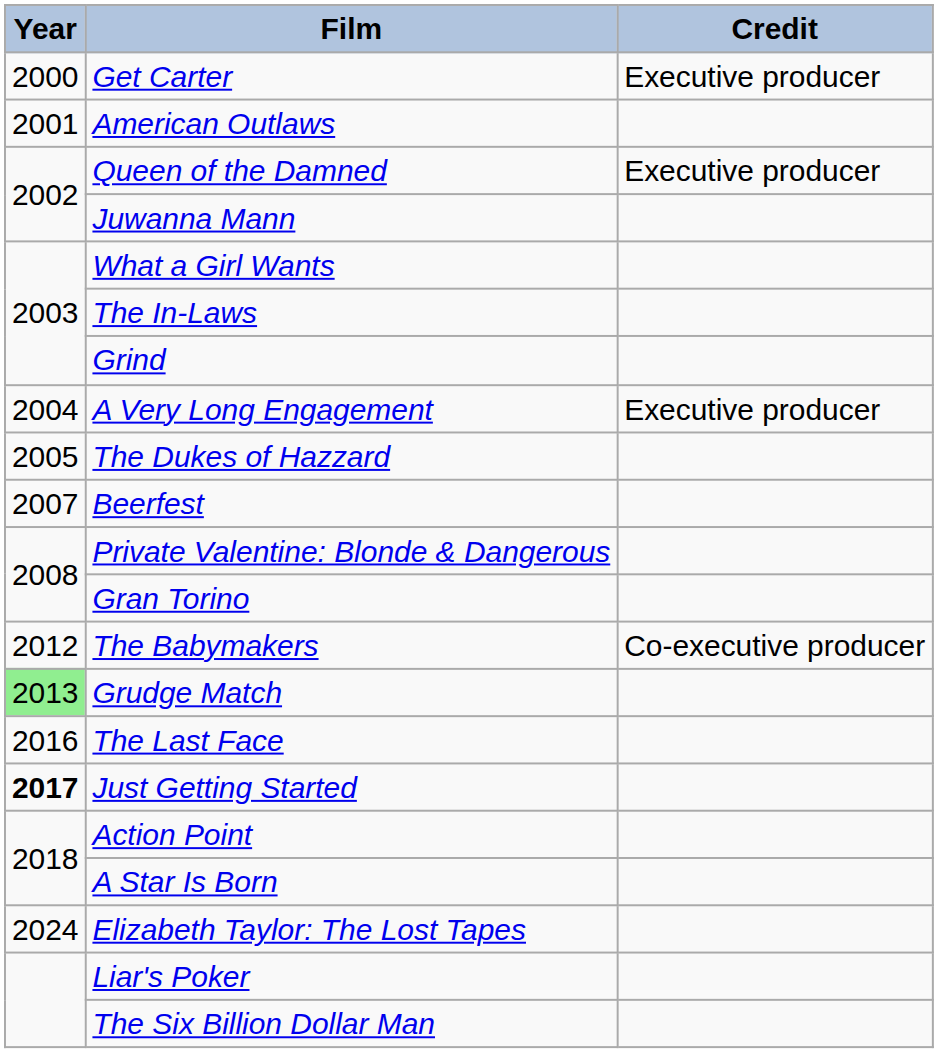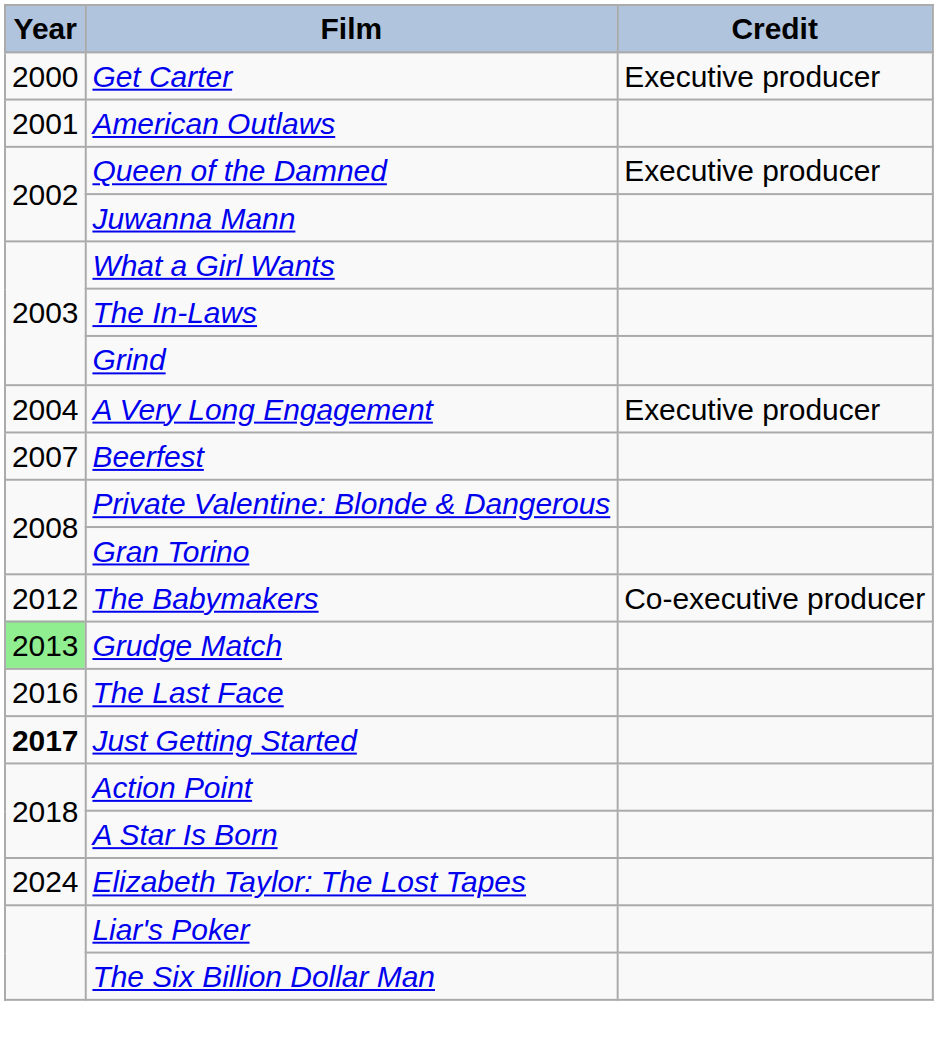- row: (241, 456)
